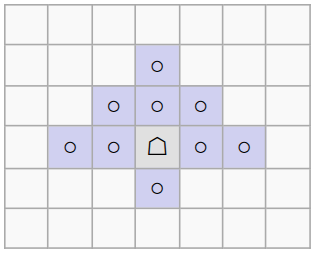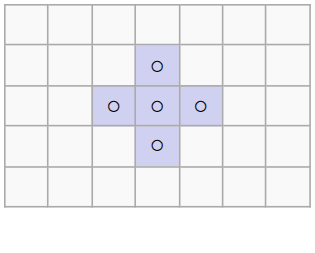- row: (114, 146)
